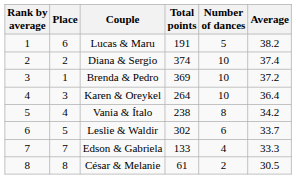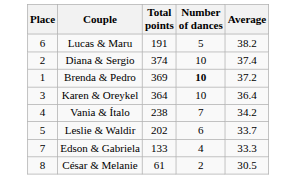- column: (27, 19)
(223, 78) normal -> (201, 78) bold
(182, 95) 264 -> (159, 95) 364
(223, 113) 8 -> (201, 113) 7
(182, 130) 302 -> (159, 130) 202
